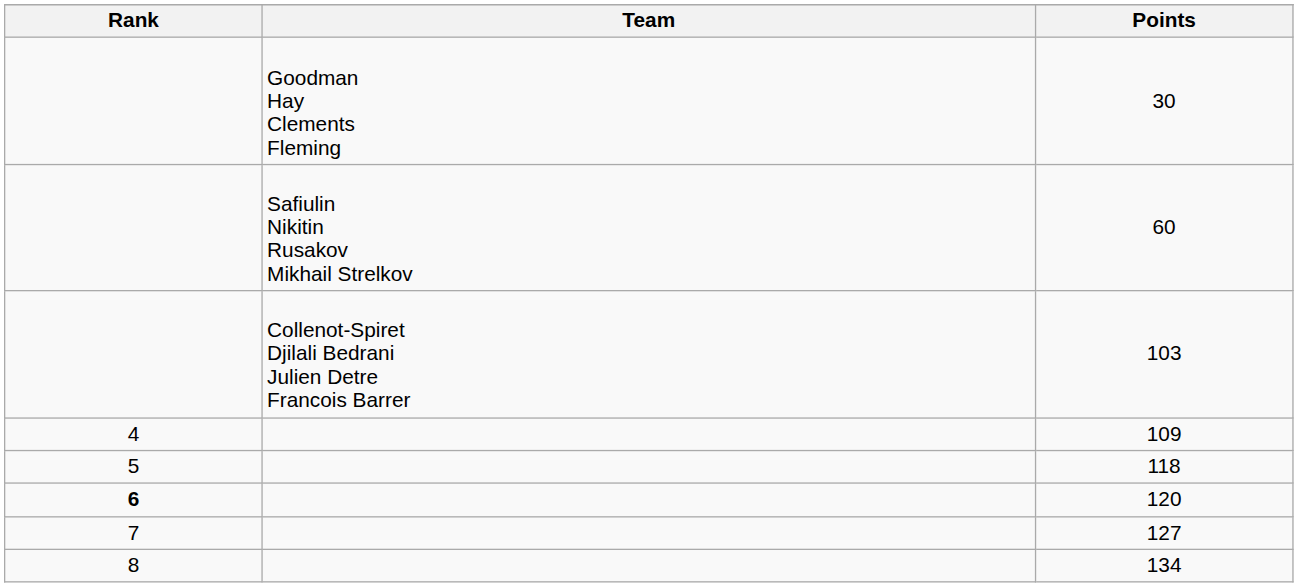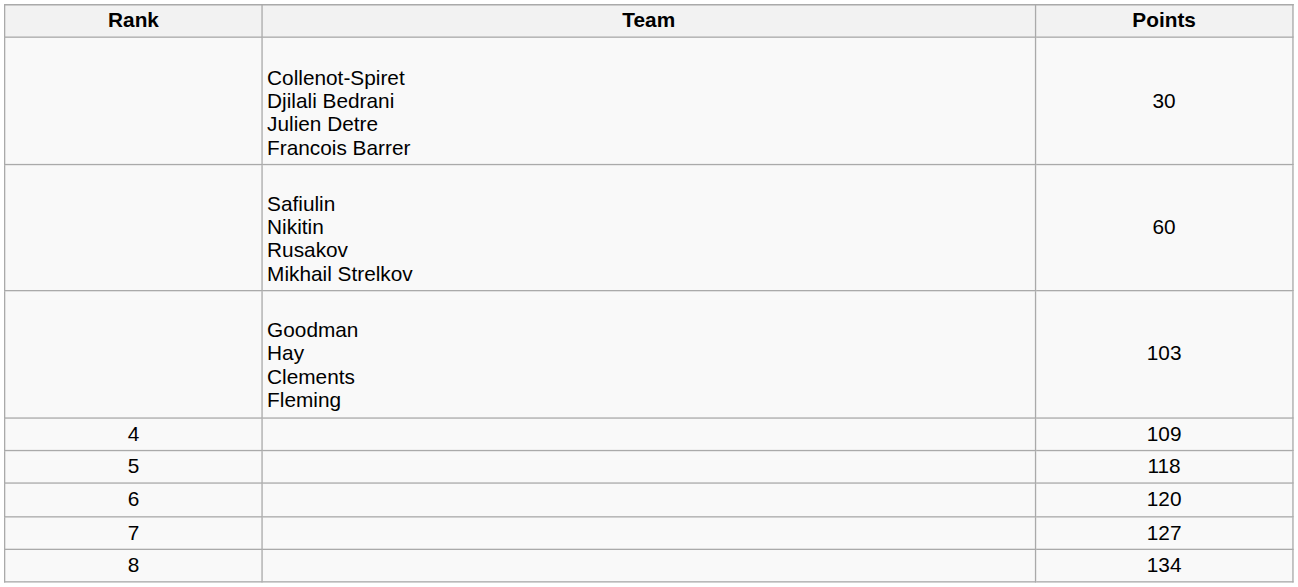(313, 112) Goodman Hay Clements Fleming -> (339, 112) Collenot-Spiret Djilali Bedrani Julien Detre Francois Barrer
(339, 365) Collenot-Spiret Djilali Bedrani Julien Detre Francois Barrer -> (313, 365) Goodman Hay Clements Fleming
(133, 499) bold -> (133, 499) normal
